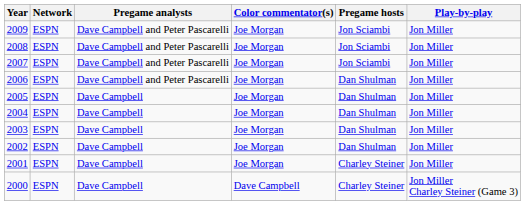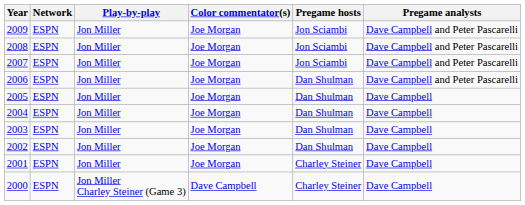columns swapped: (464, 12) <-> (153, 12)
